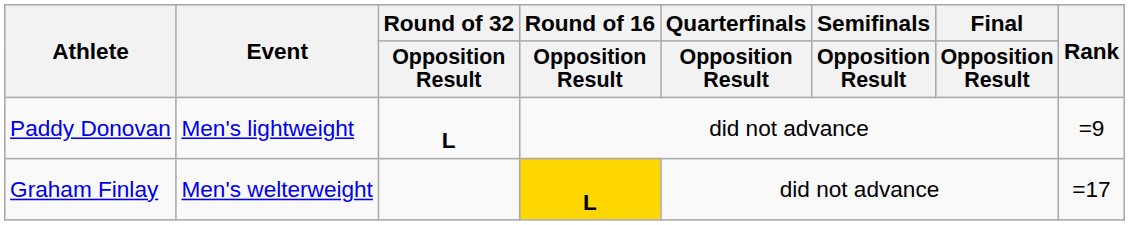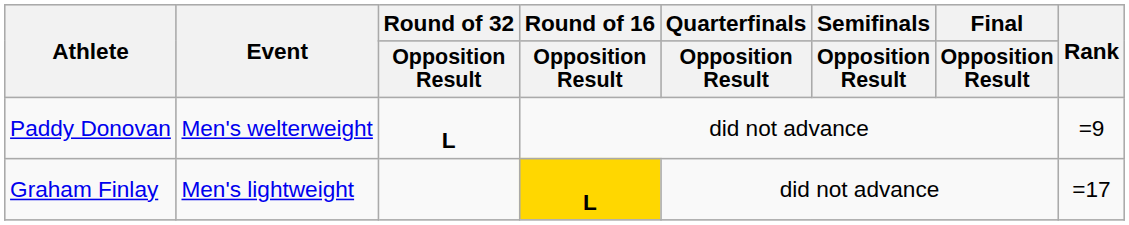(268, 129) Men's lightweight -> (277, 129) Men's welterweight
(277, 189) Men's welterweight -> (268, 189) Men's lightweight
